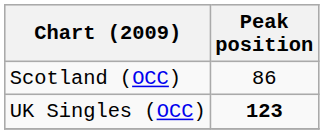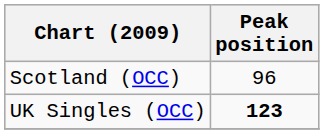(264, 78) 86 -> (264, 78) 96
